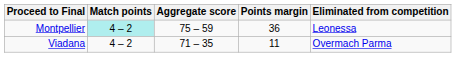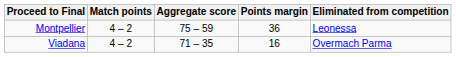(121, 28) paleturquoise background -> (121, 28) no background
(274, 44) 11 -> (274, 44) 16
